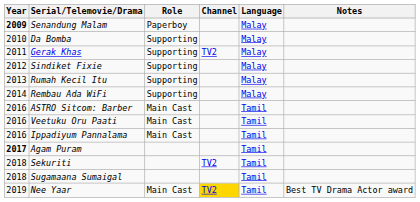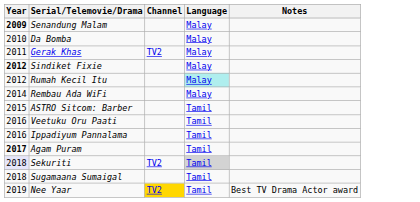- column: (172, 11)
(17, 66) normal -> (17, 66) bold
(17, 80) 2013 -> (17, 80) 2012
(254, 80) no background -> (199, 80) paleturquoise background
(17, 108) 2016 -> (17, 108) 2015
(17, 163) no background -> (17, 163) lavender background
(254, 163) no background -> (199, 163) lightgrey background
